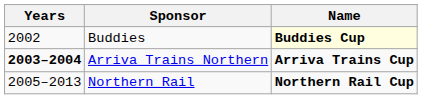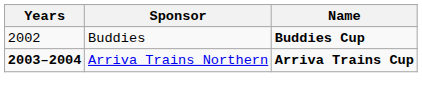(320, 38) lightyellow background -> (320, 38) no background
- row: (141, 82)
